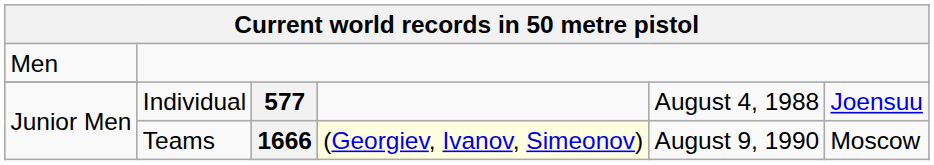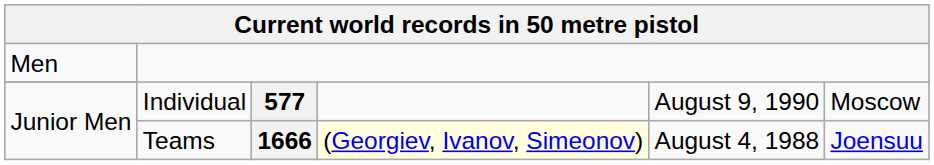(737, 102) August 4, 1988 -> (737, 102) August 9, 1990
(877, 102) Joensuu -> (875, 102) Moscow
(737, 141) August 9, 1990 -> (737, 141) August 4, 1988
(875, 141) Moscow -> (877, 141) Joensuu
